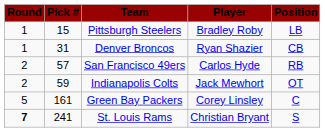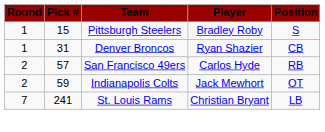(296, 30) LB -> (296, 30) S
- row: (135, 100)
(24, 118) bold -> (24, 100) normal
(296, 118) S -> (296, 100) LB
